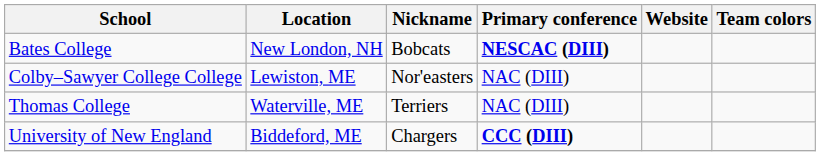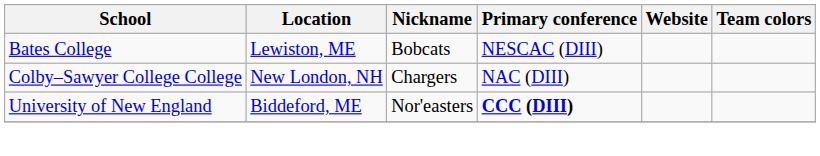(317, 48) New London, NH -> (303, 48) Lewiston, ME
(545, 48) bold -> (542, 48) normal
(303, 77) Lewiston, ME -> (317, 77) New London, NH
(432, 77) Nor'easters -> (424, 77) Chargers
- row: (69, 106)
(424, 135) Chargers -> (432, 106) Nor'easters
